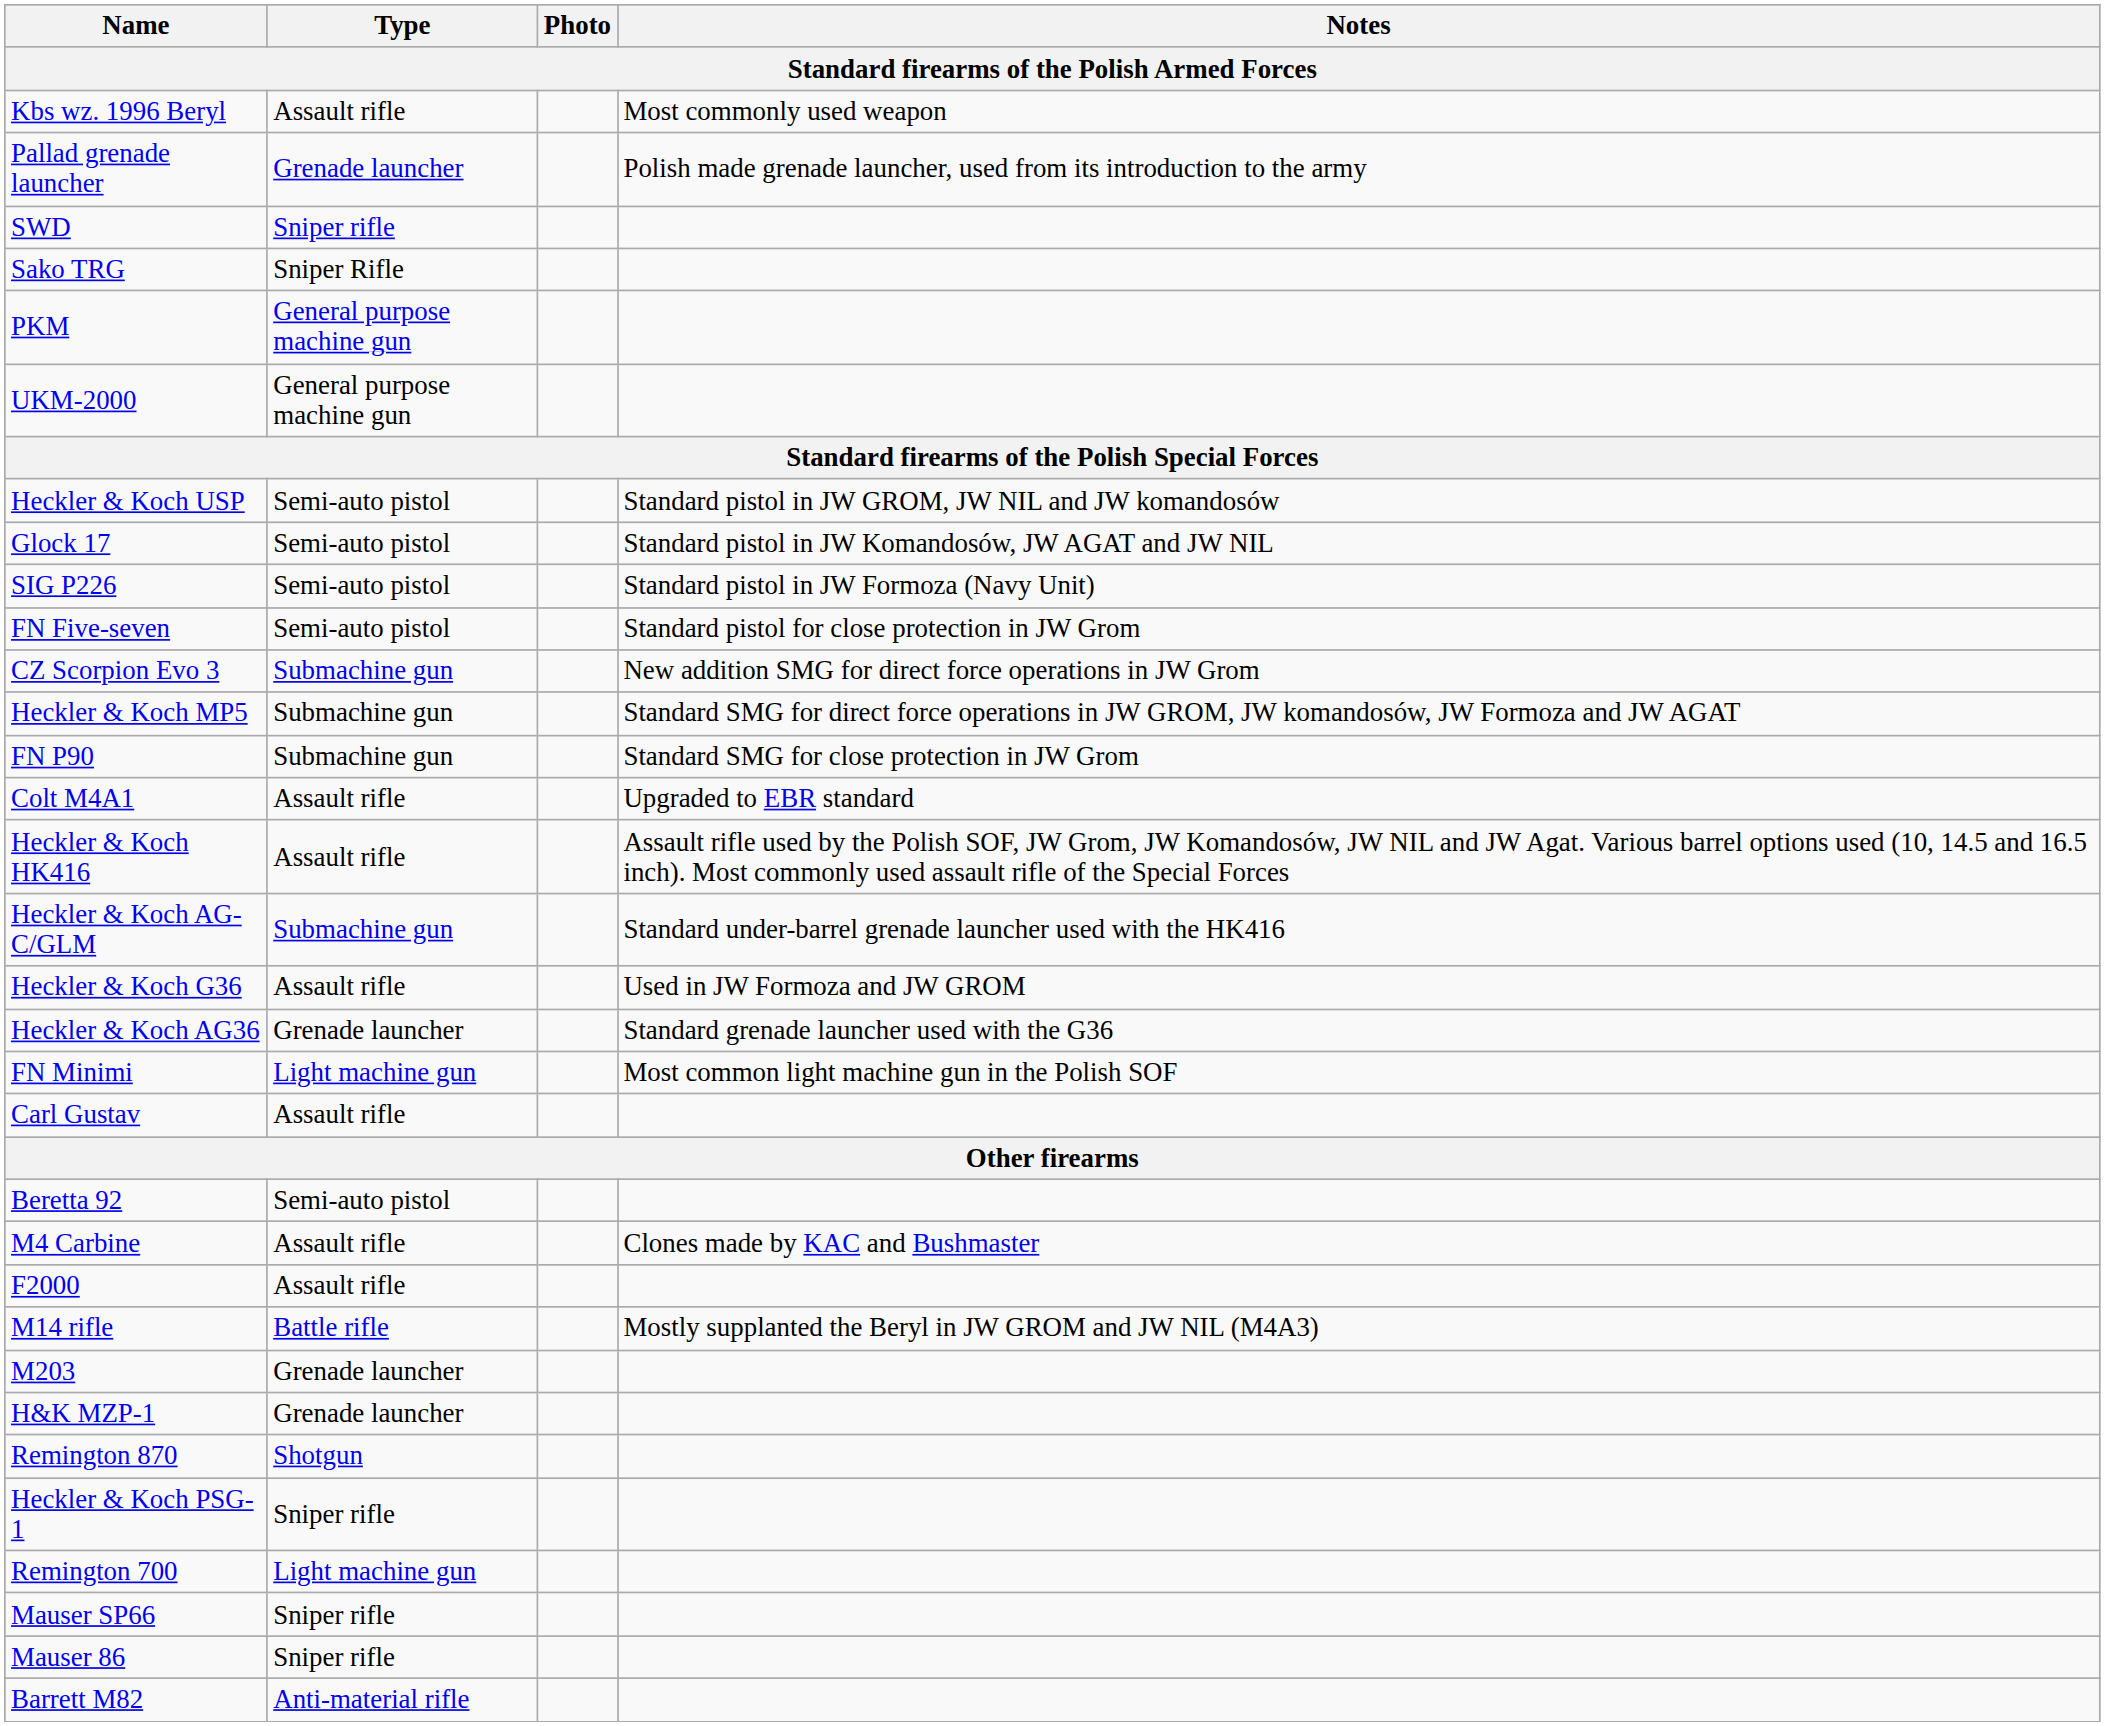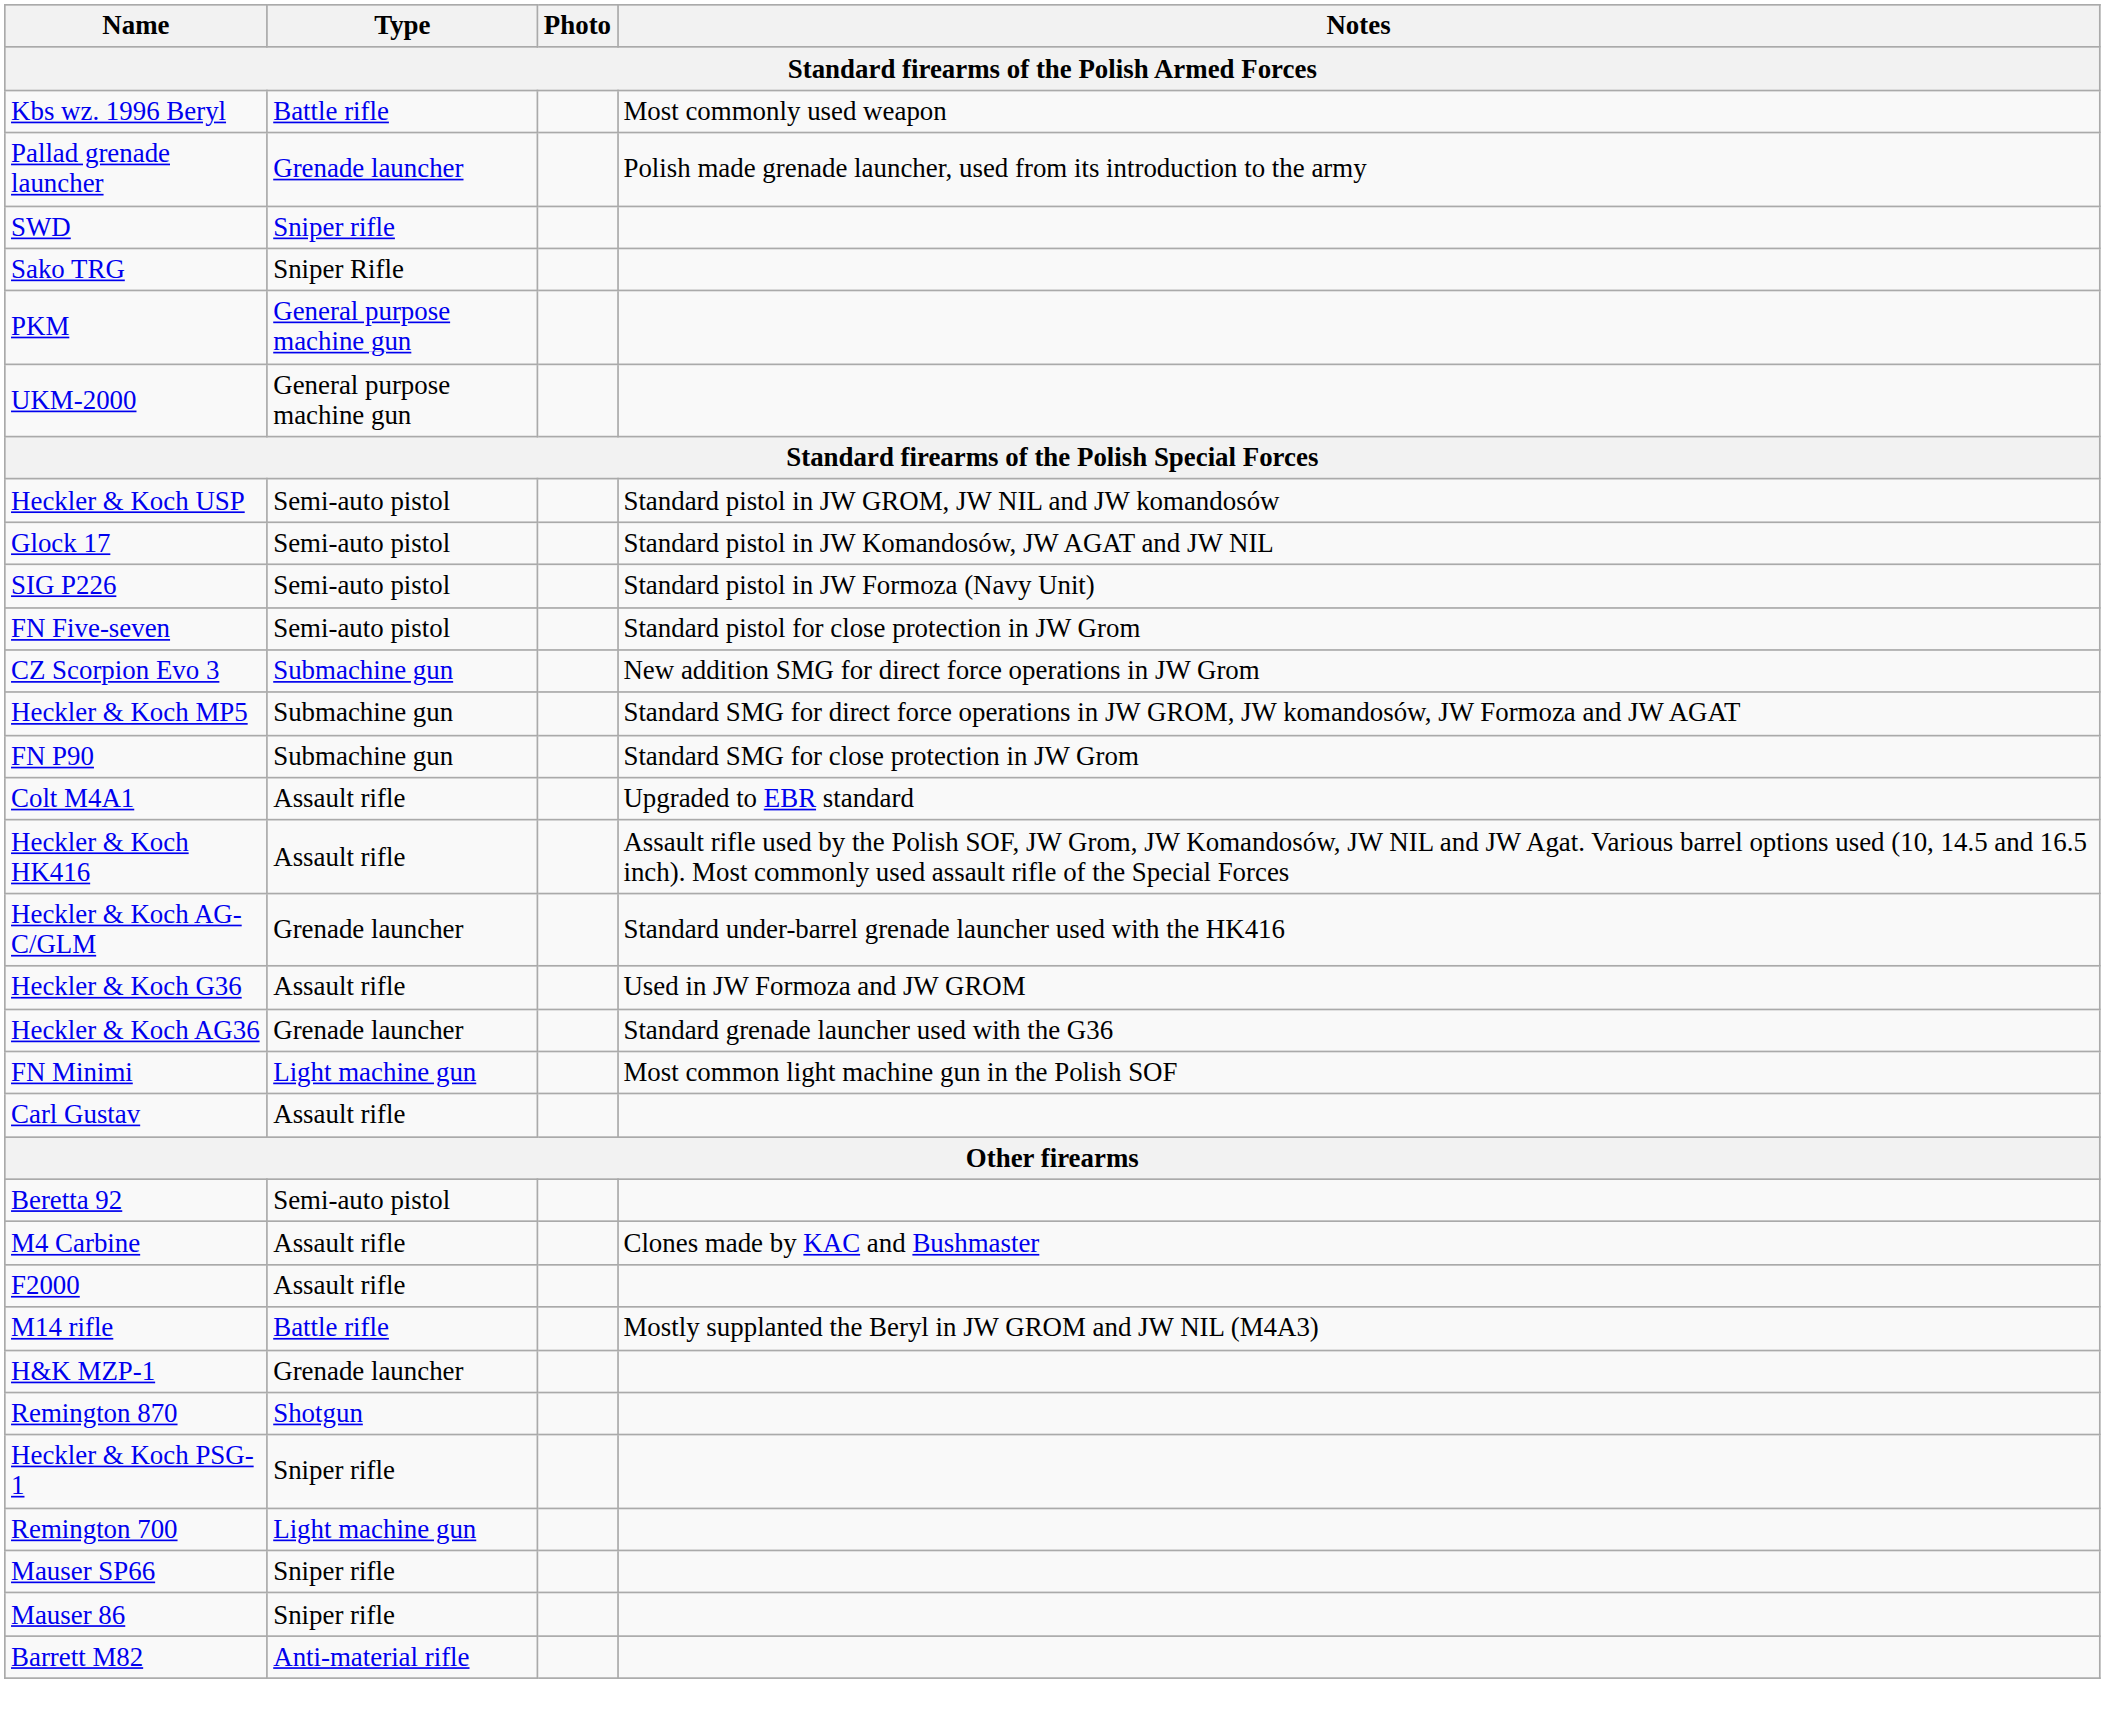(339, 111) Assault rifle -> (331, 111) Battle rifle
(363, 929) Submachine gun -> (368, 929) Grenade launcher
- row: (43, 1370)
